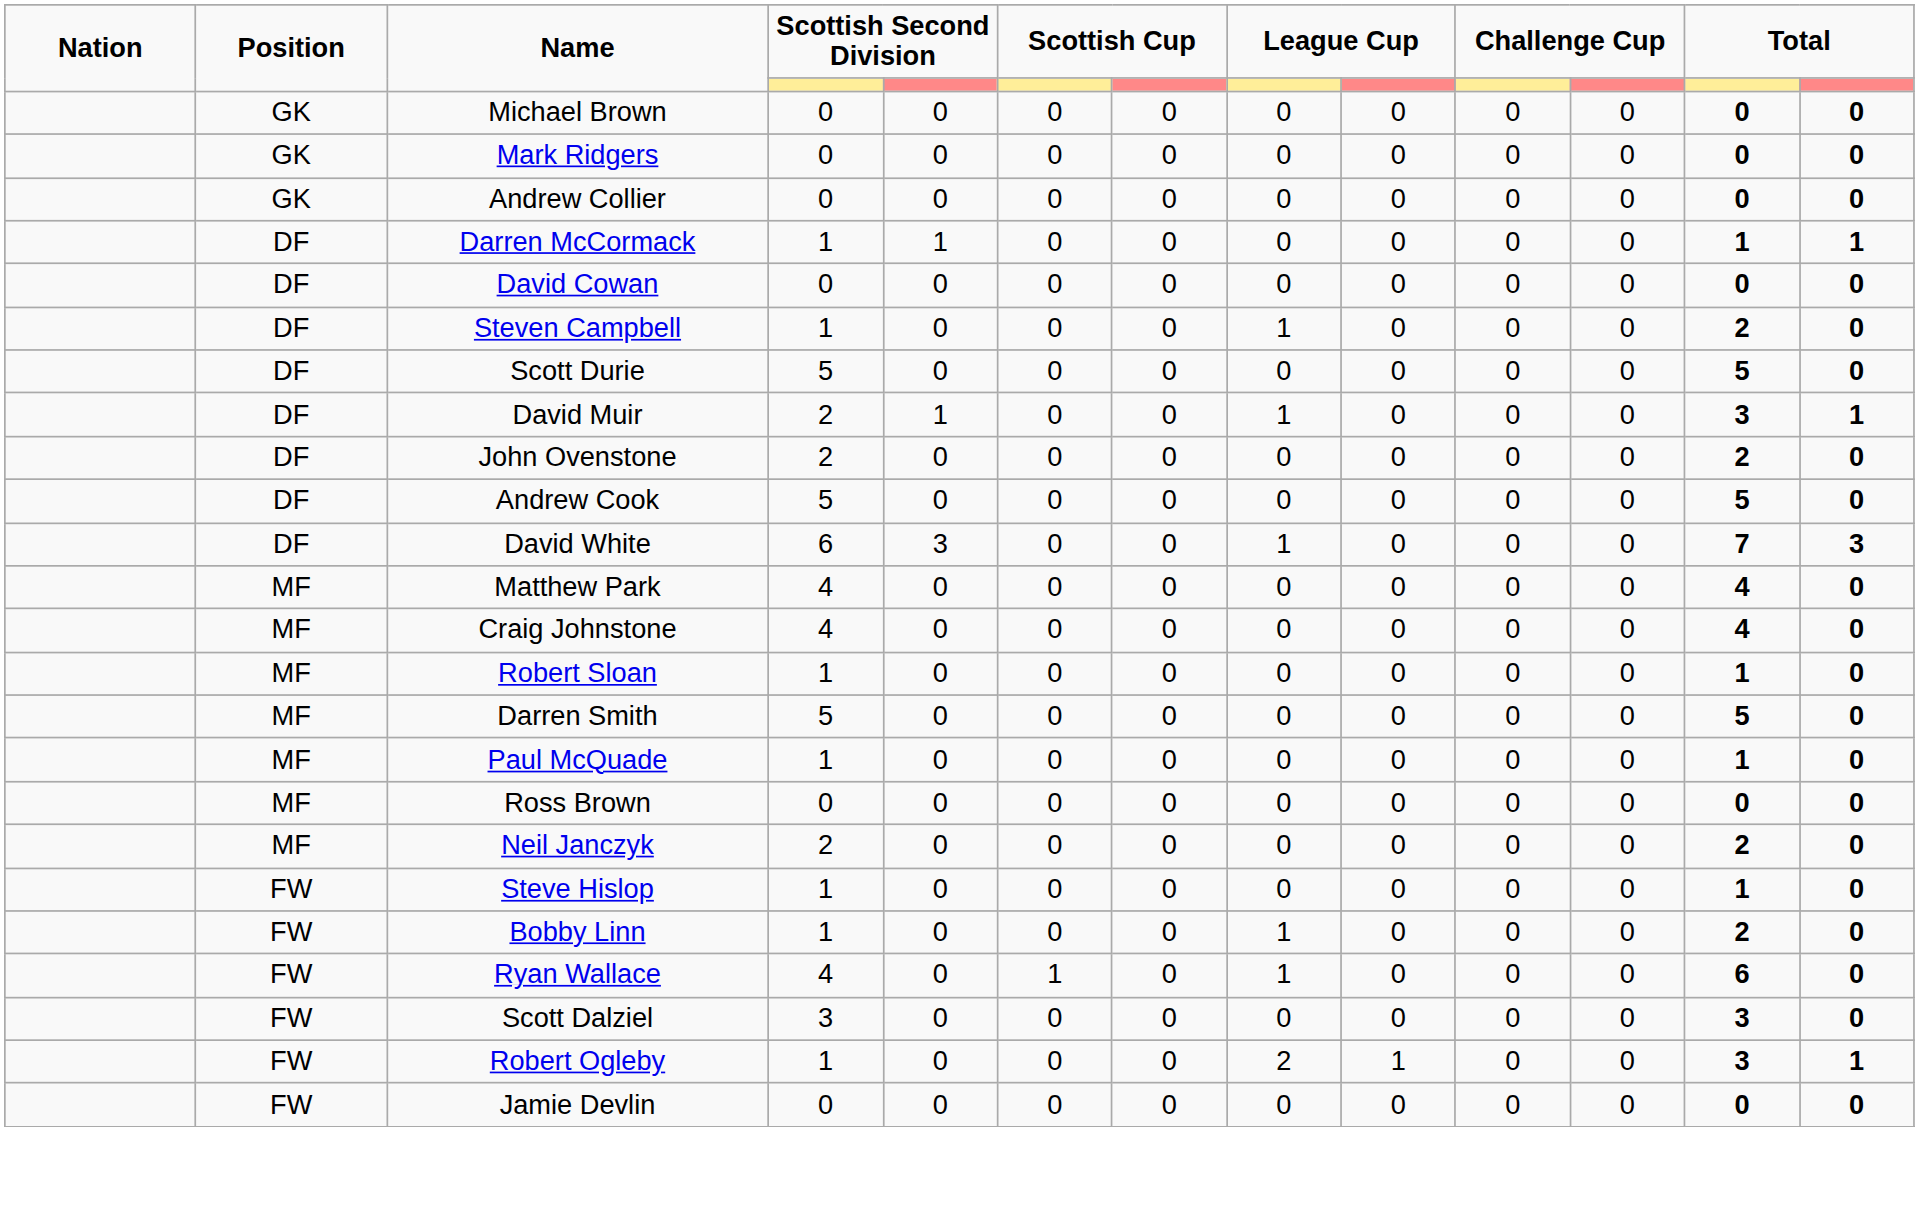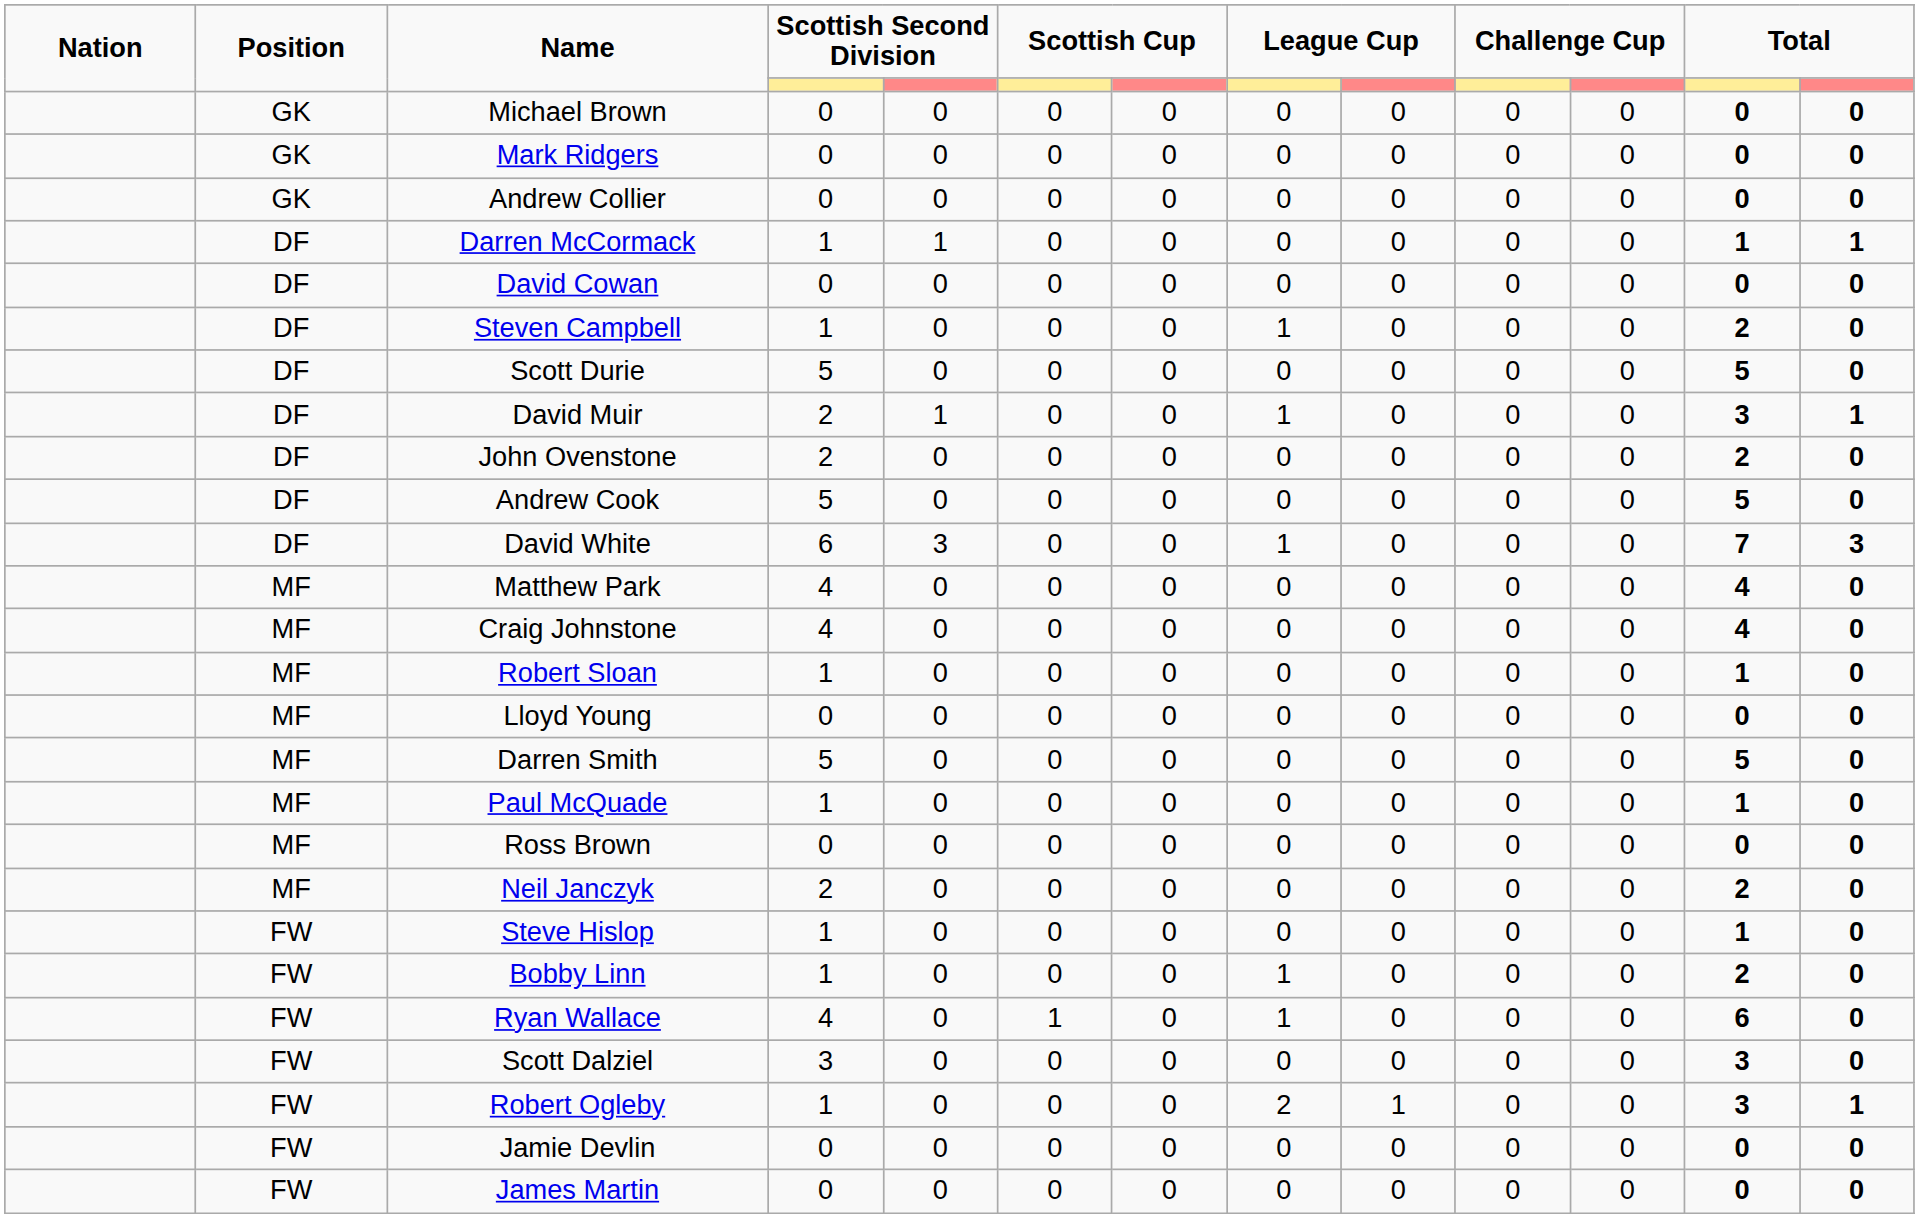+ row: (577, 716)
+ row: (577, 1190)
